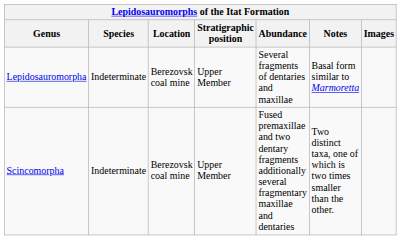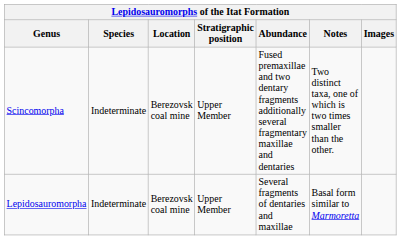rows swapped: (47, 77) <-> (35, 171)
